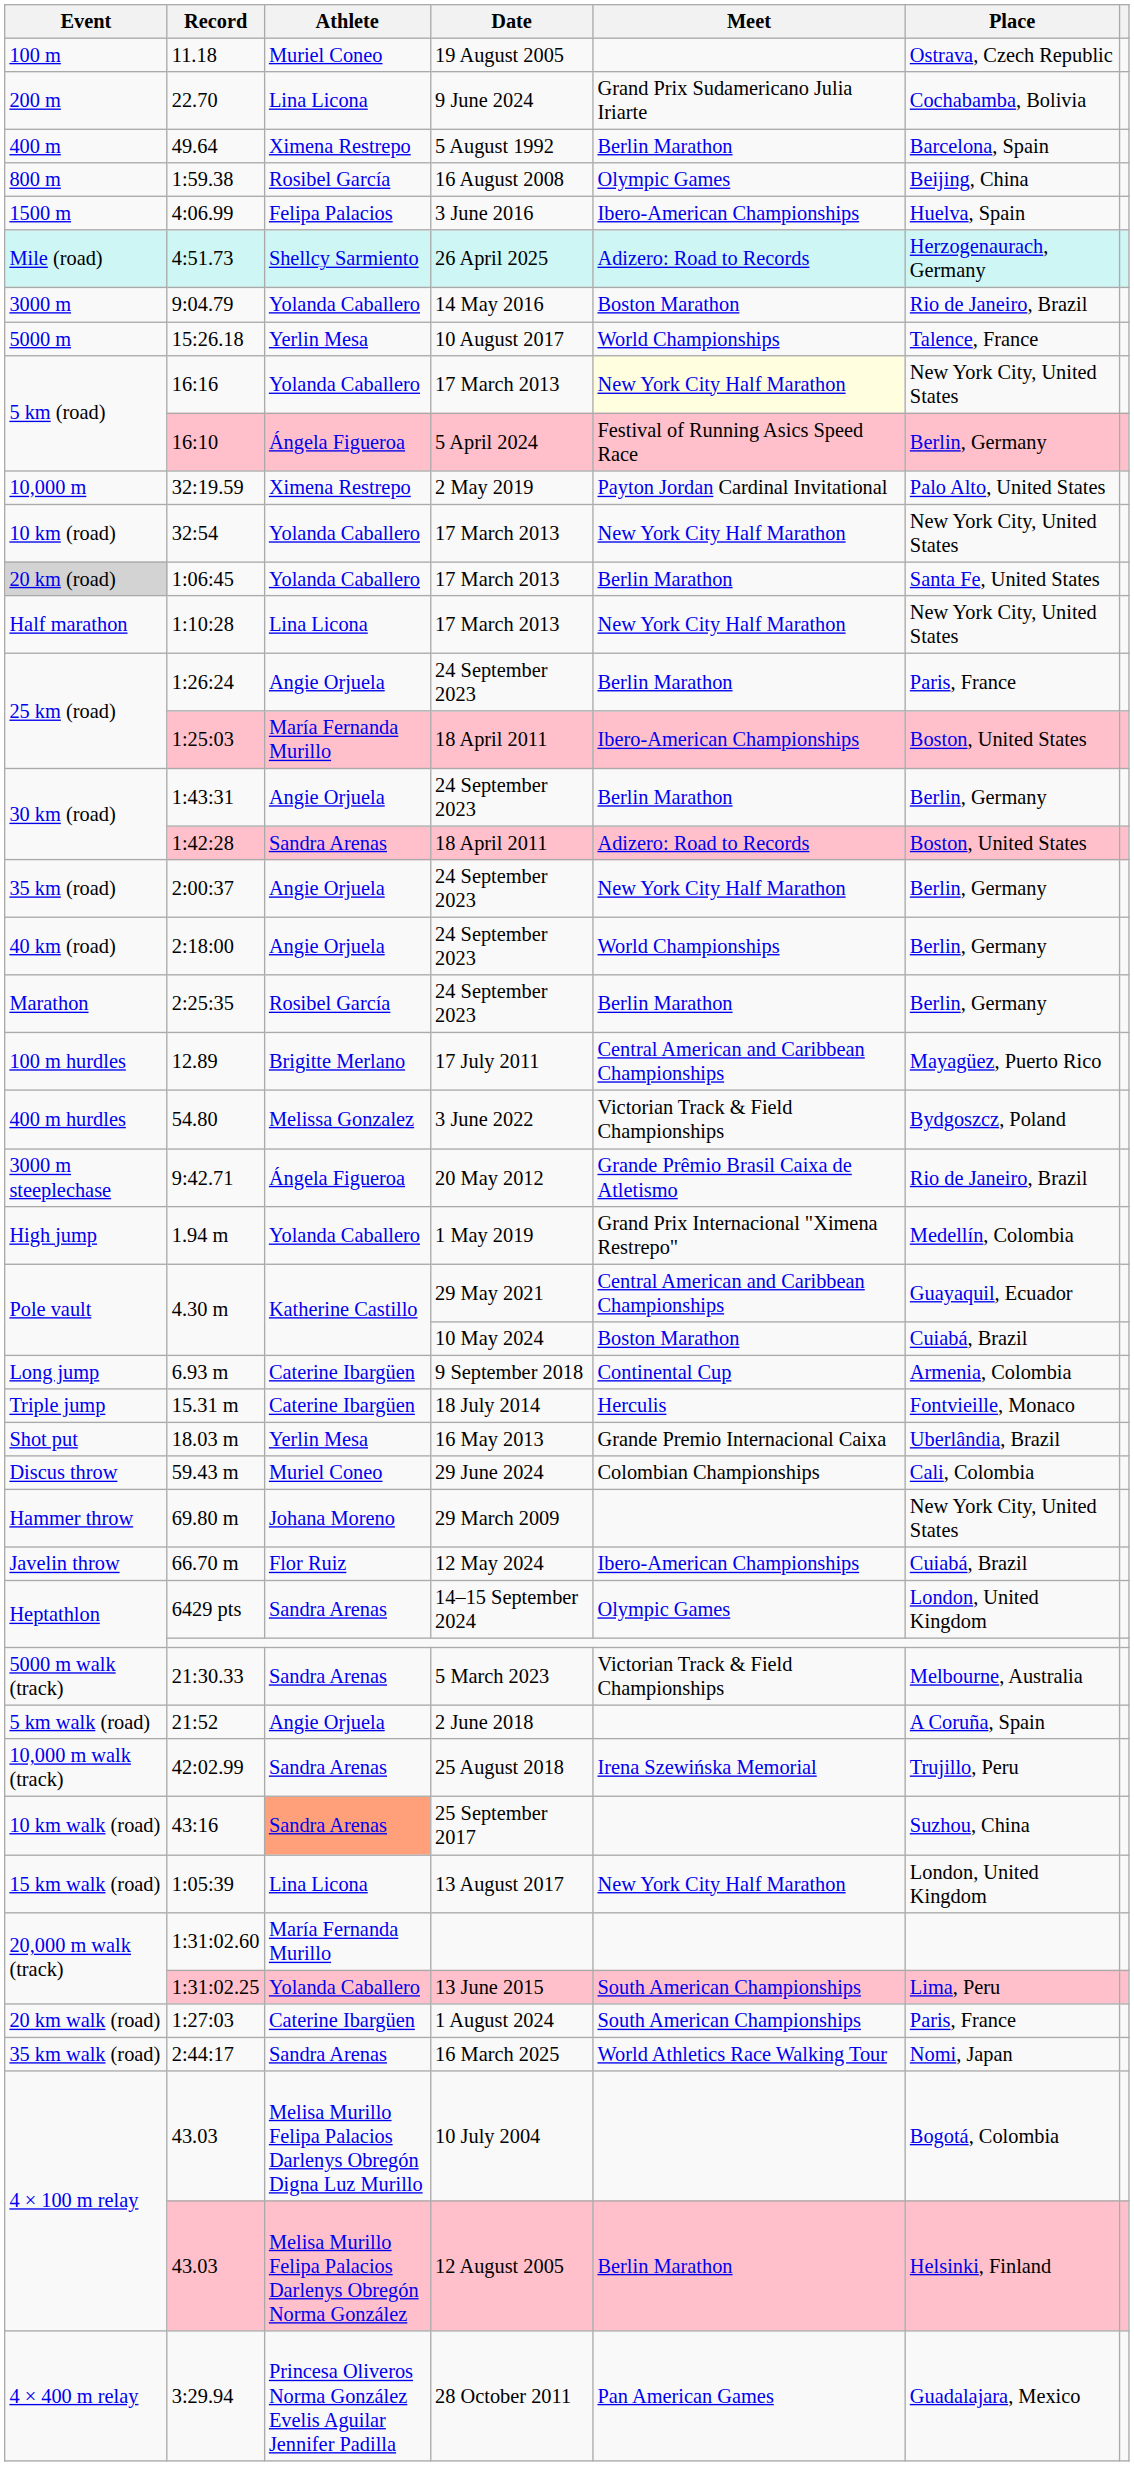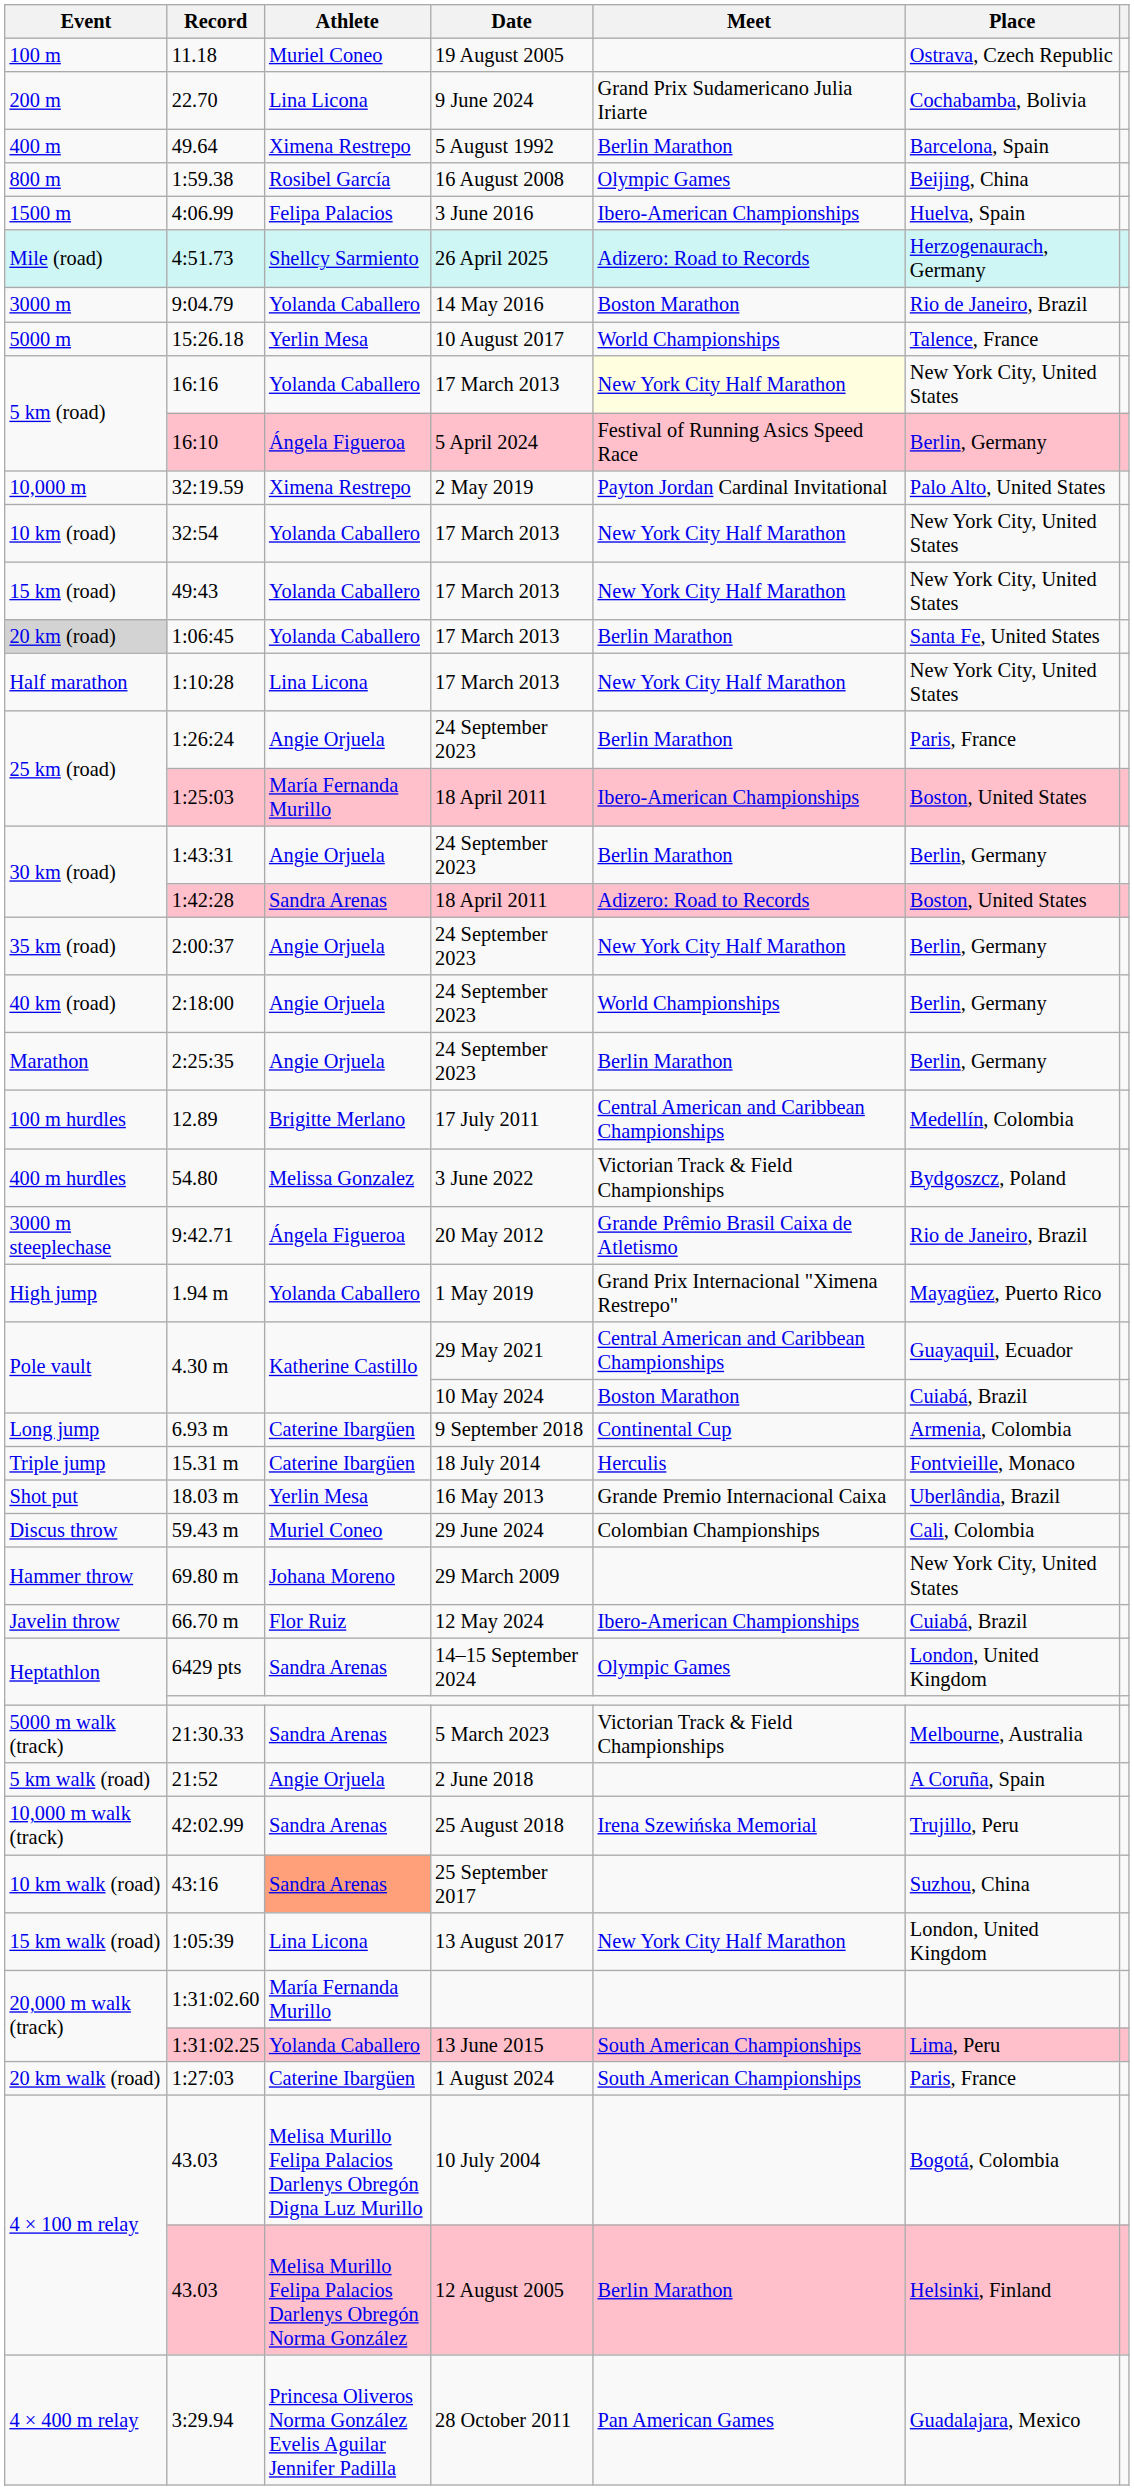+ row: (195, 590)
(330, 1004) Rosibel García -> (327, 1061) Angie Orjuela
(1006, 1061) Mayagüez, Puerto Rico -> (992, 1119) Medellín, Colombia
(992, 1234) Medellín, Colombia -> (1006, 1292) Mayagüez, Puerto Rico
- row: (203, 2053)
